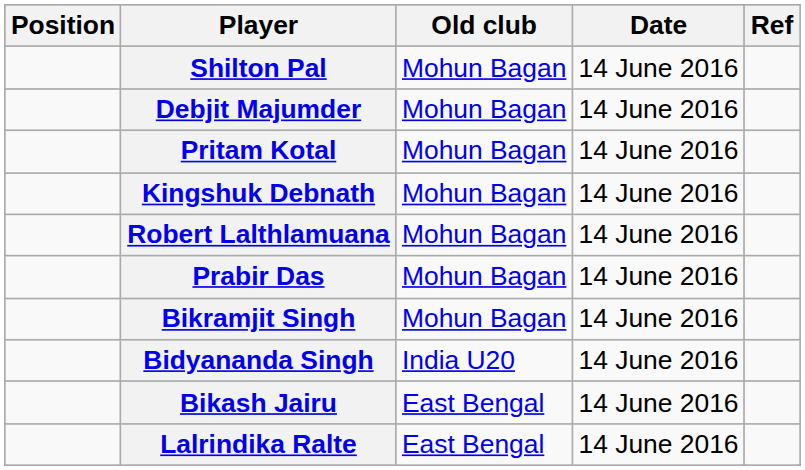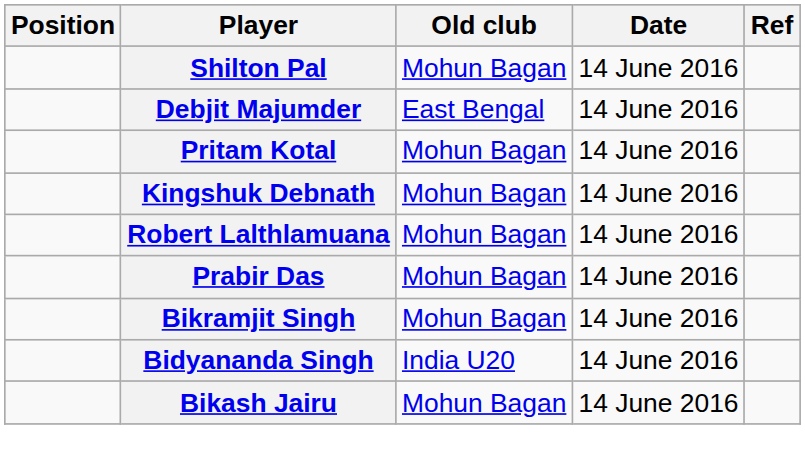(484, 109) Mohun Bagan -> (473, 109) East Bengal
(473, 402) East Bengal -> (484, 402) Mohun Bagan
- row: (258, 444)
